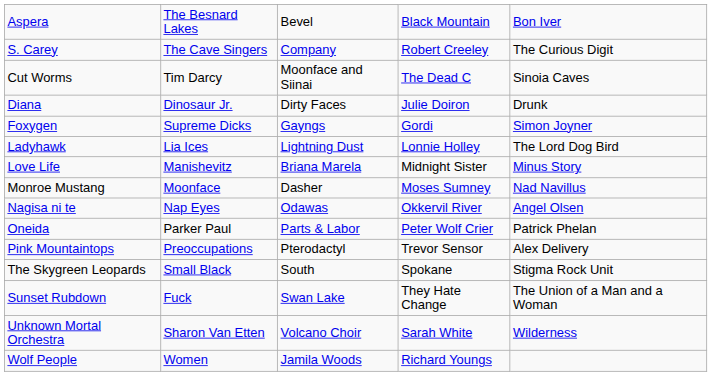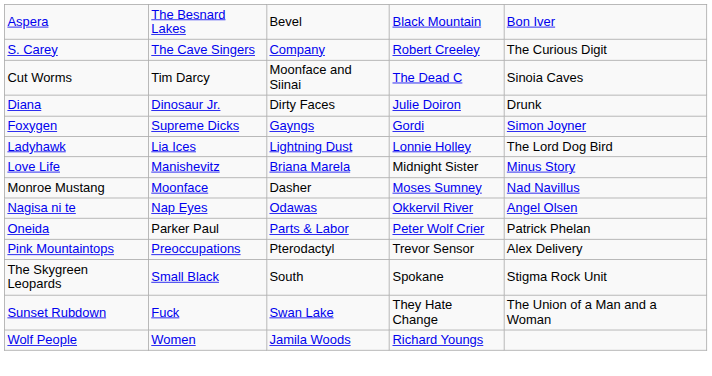- row: (54, 333)
